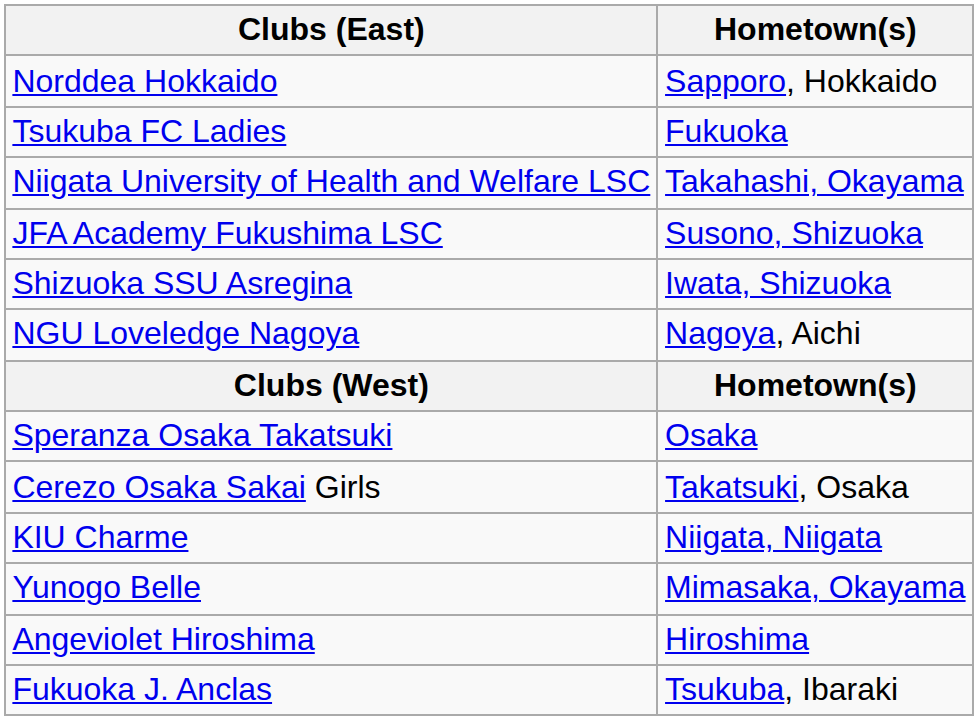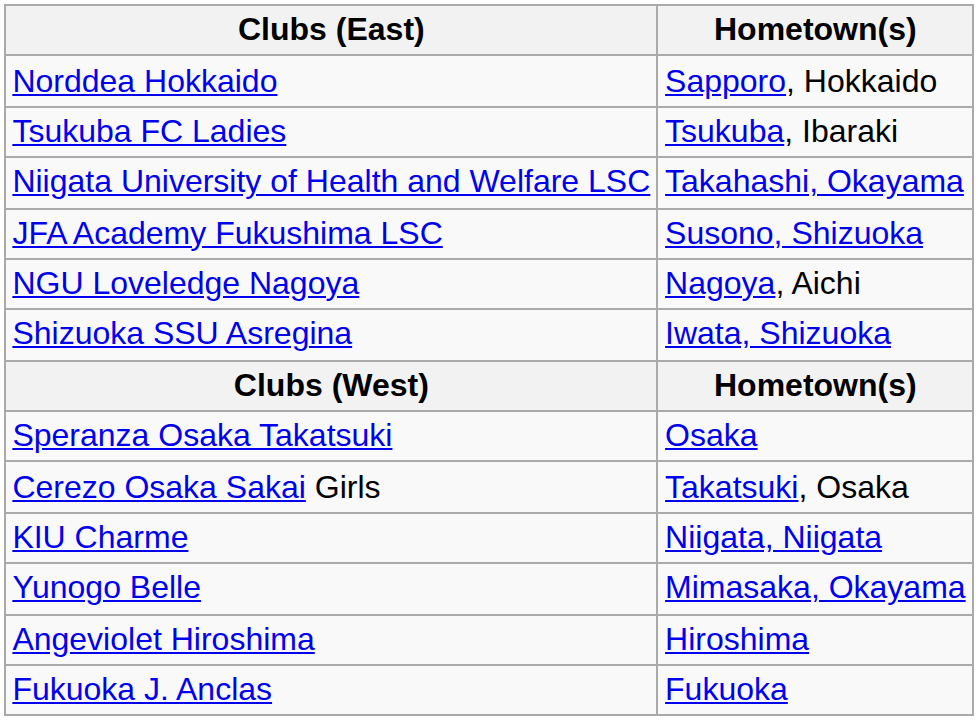(726, 131) Fukuoka -> (782, 131) Tsukuba, Ibaraki
rows swapped: (182, 283) <-> (186, 334)
(782, 689) Tsukuba, Ibaraki -> (726, 689) Fukuoka
